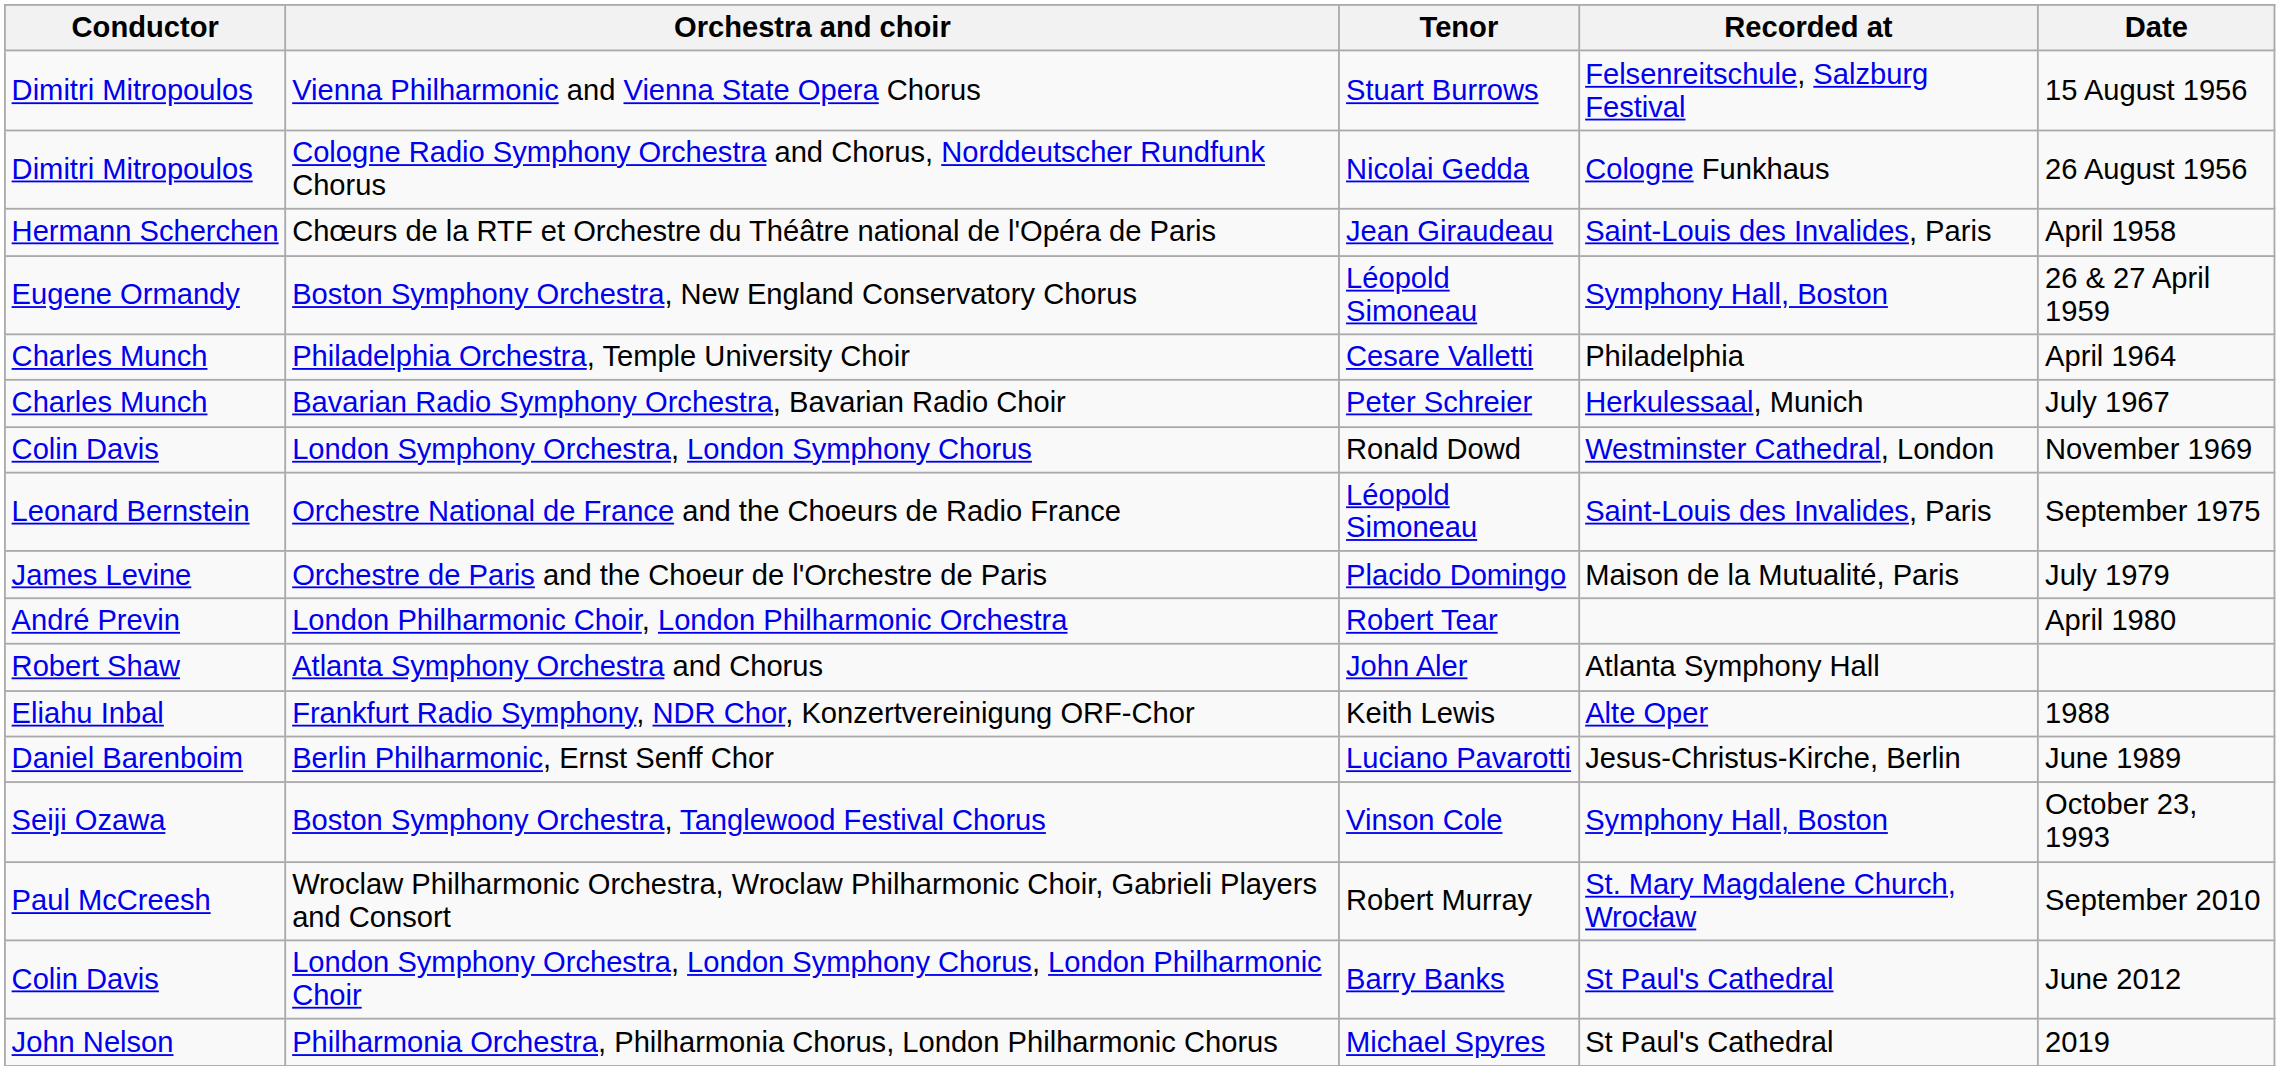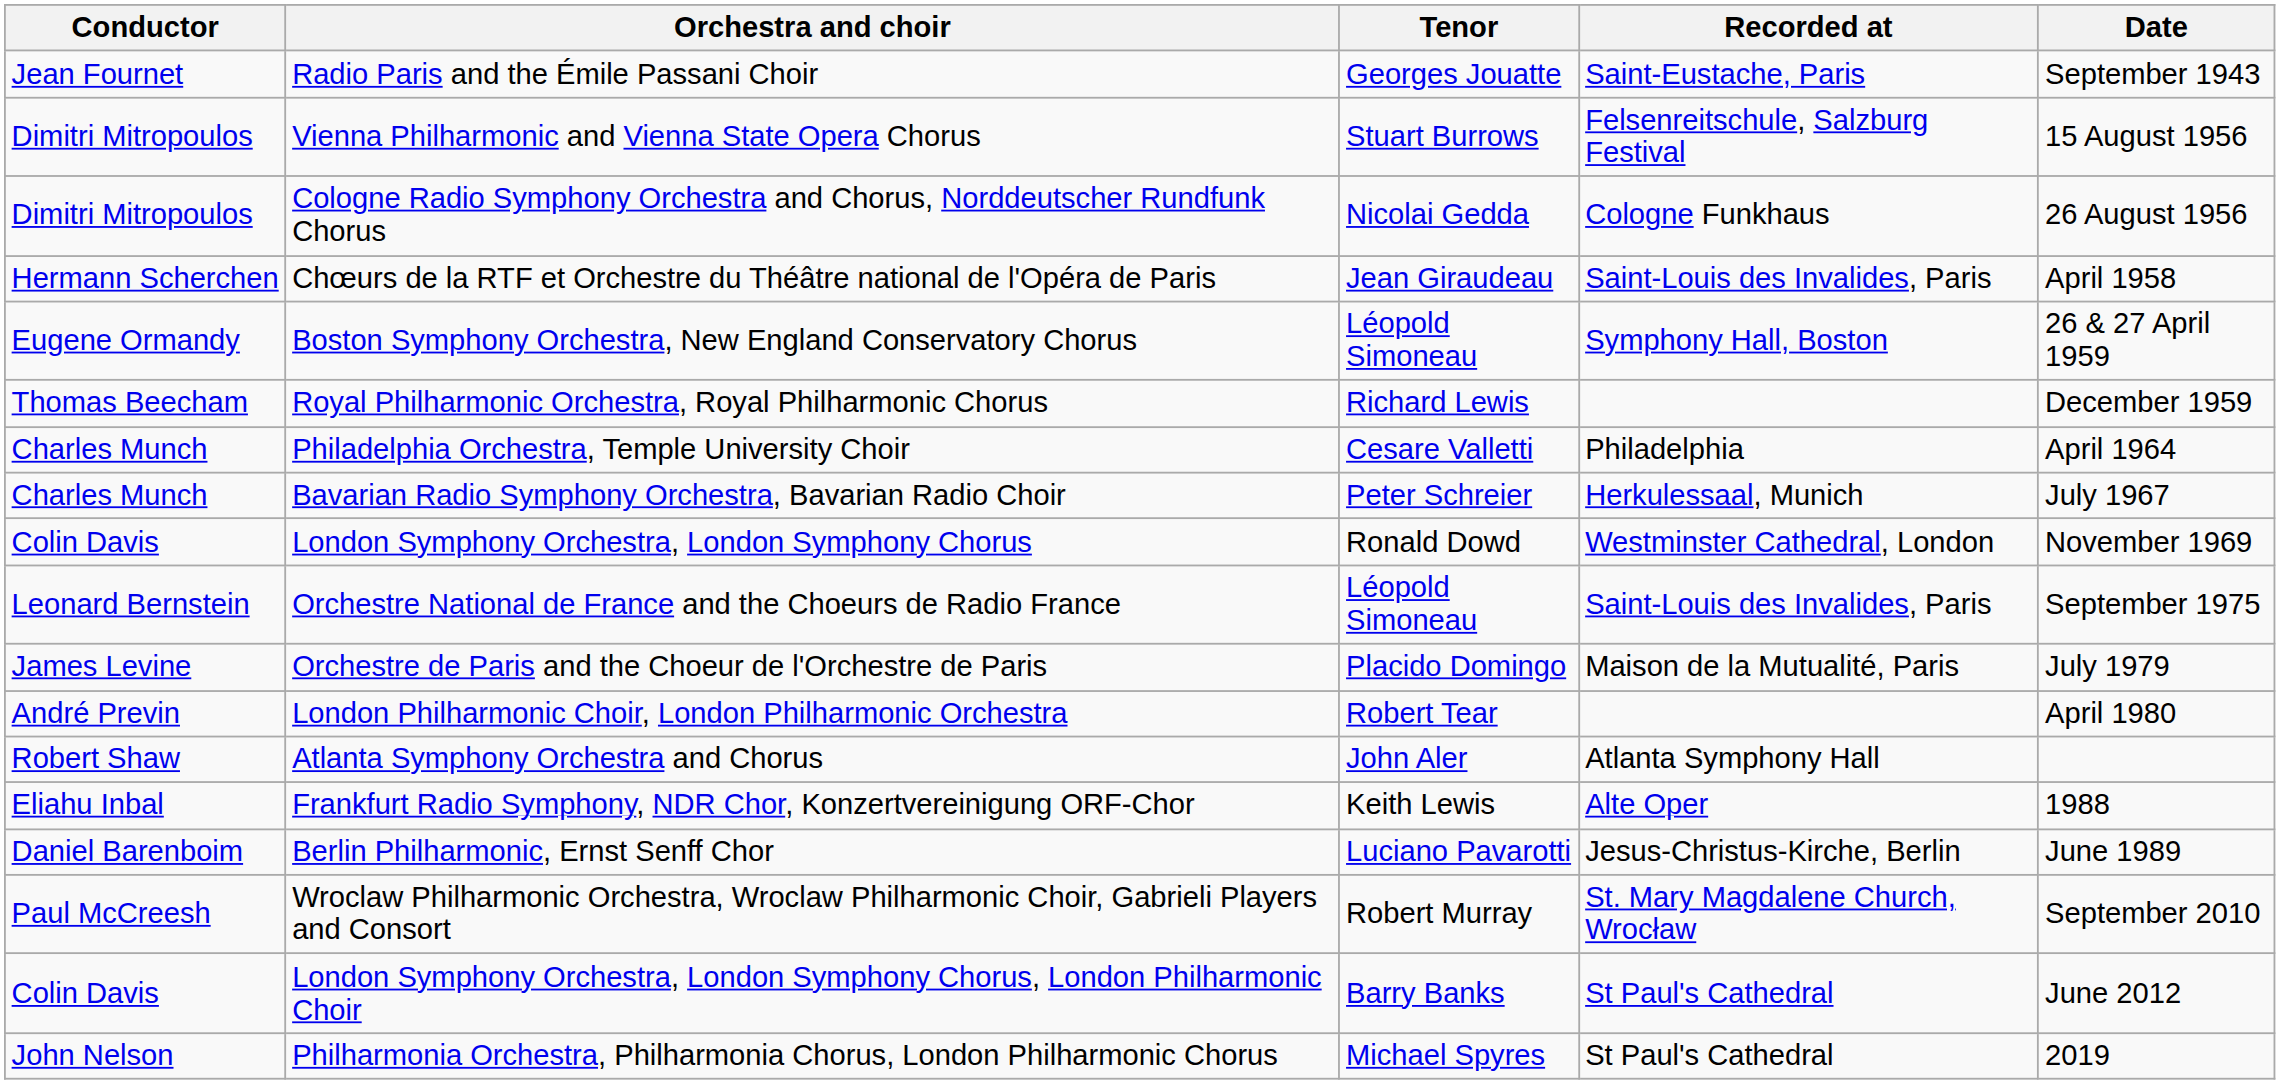+ row: (555, 73)
+ row: (670, 402)
- row: (669, 821)
